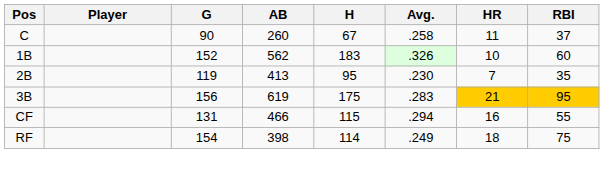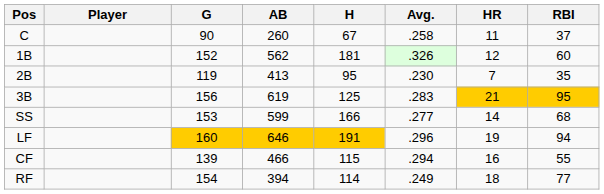(349, 55) 183 -> (349, 55) 181
(492, 55) 10 -> (492, 55) 12
(349, 96) 175 -> (349, 96) 125
+ row: (24, 117)
+ row: (24, 138)
(207, 117) 131 -> (207, 158) 139
(278, 138) 398 -> (278, 179) 394
(564, 138) 75 -> (564, 179) 77
